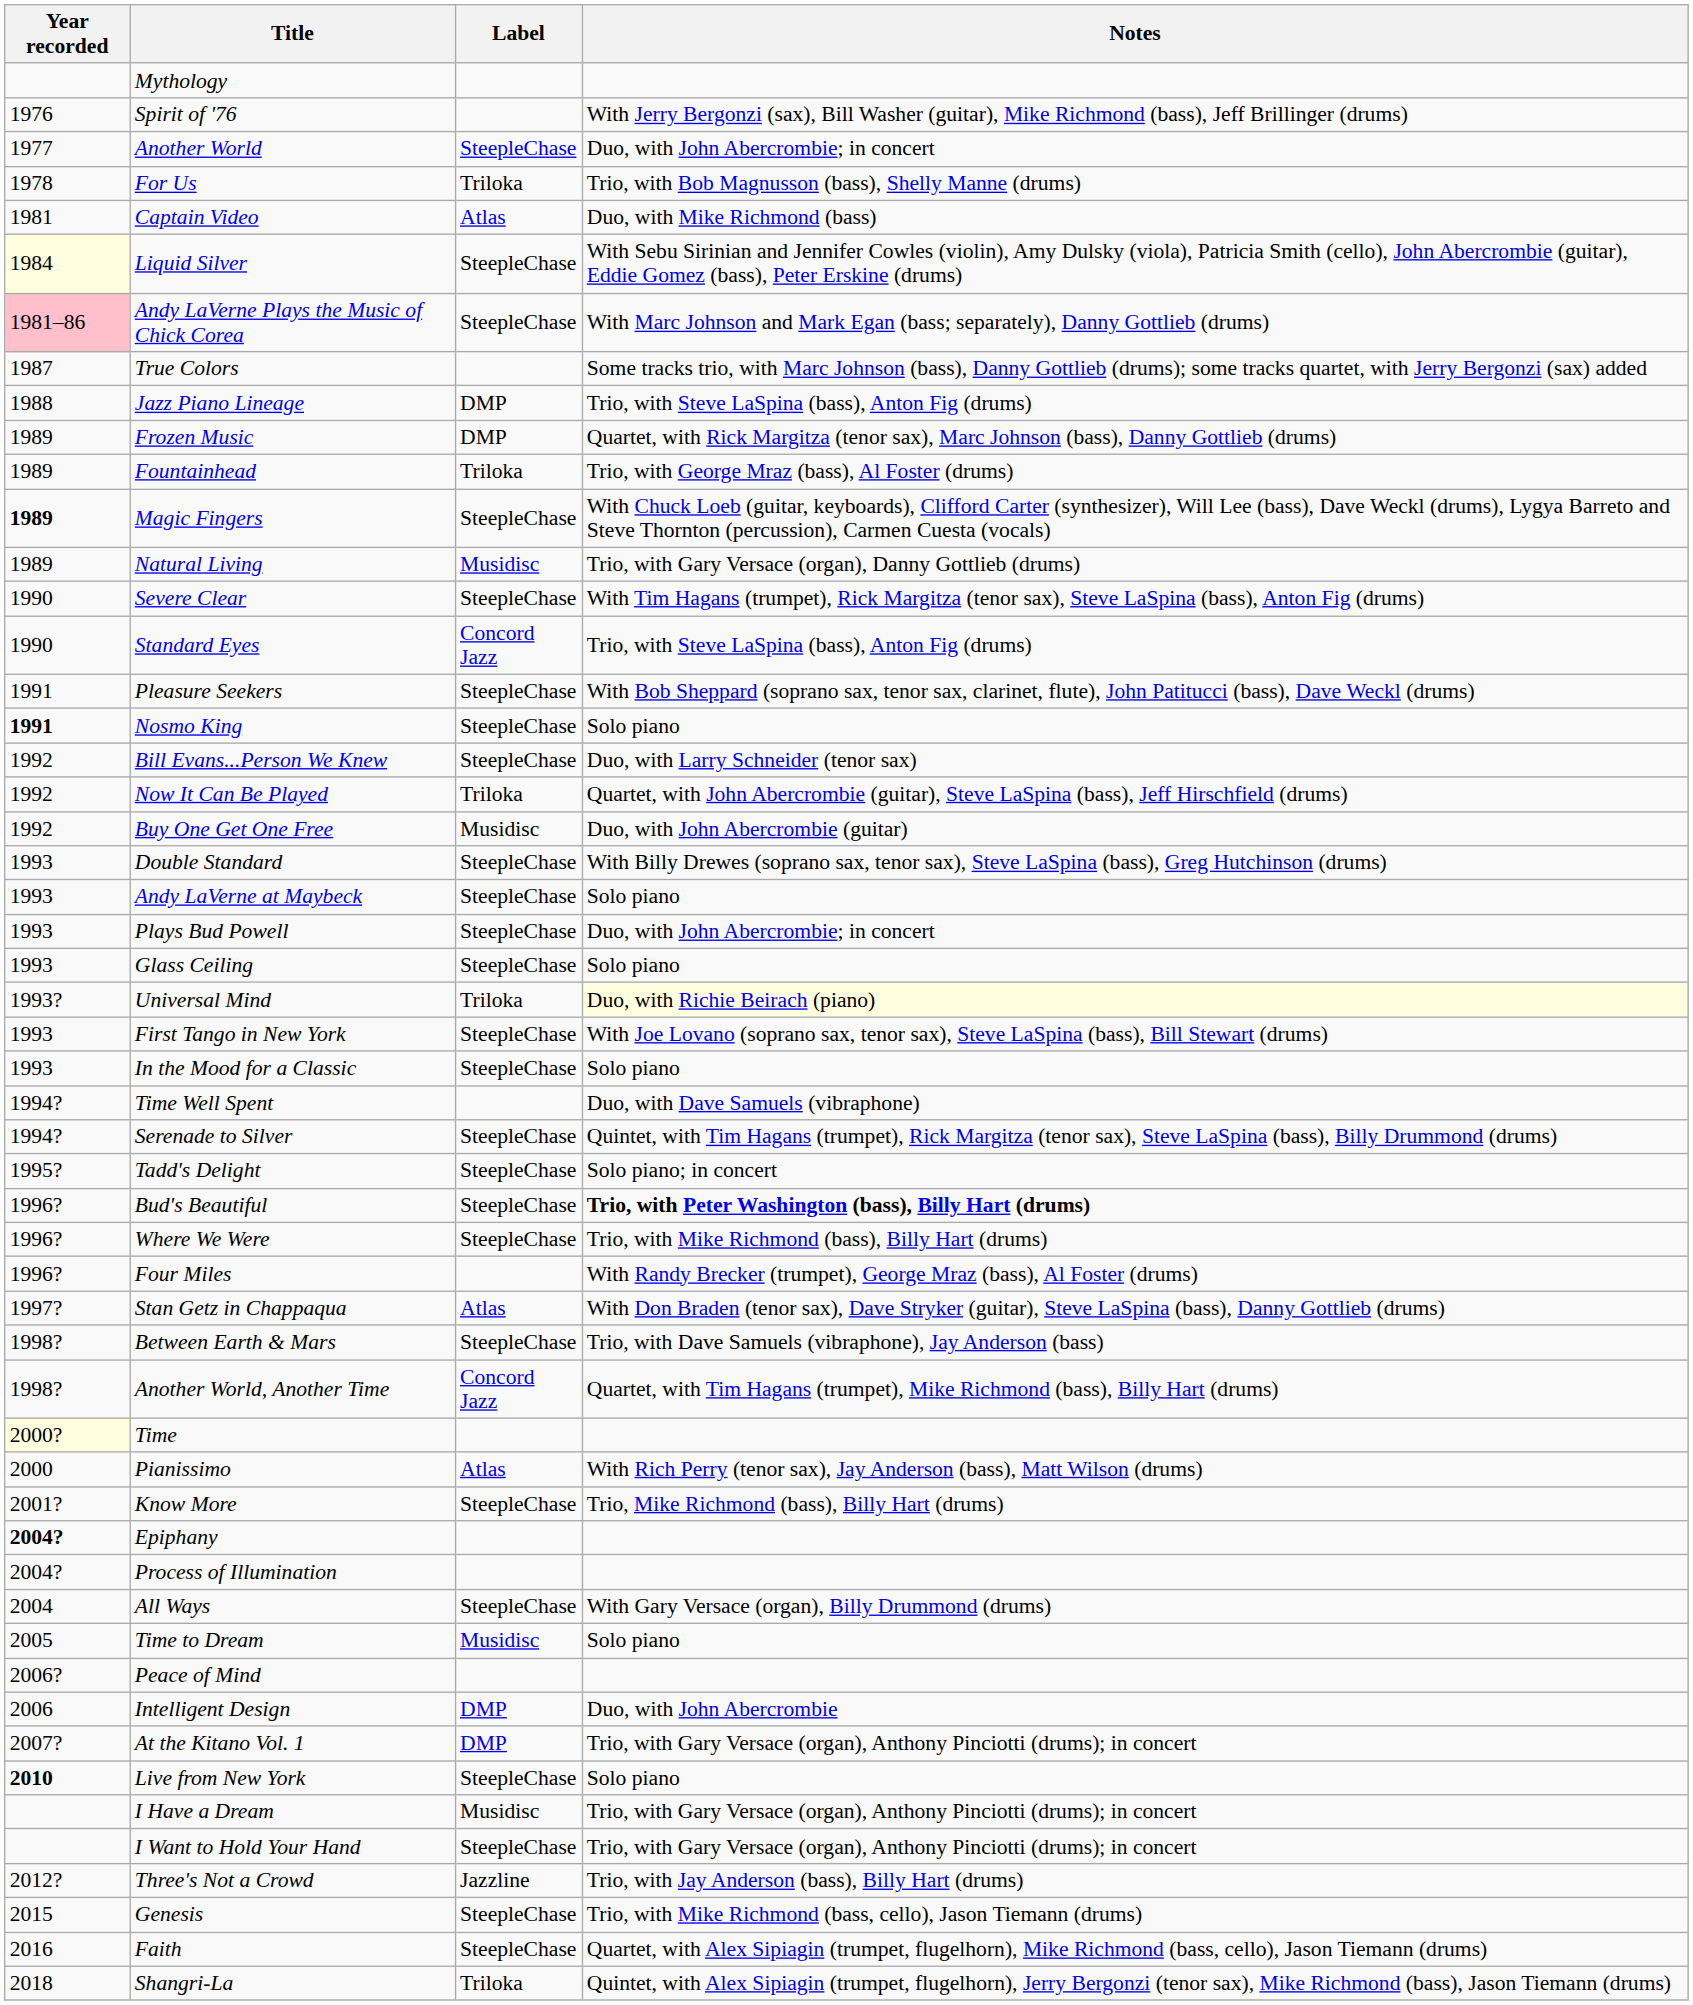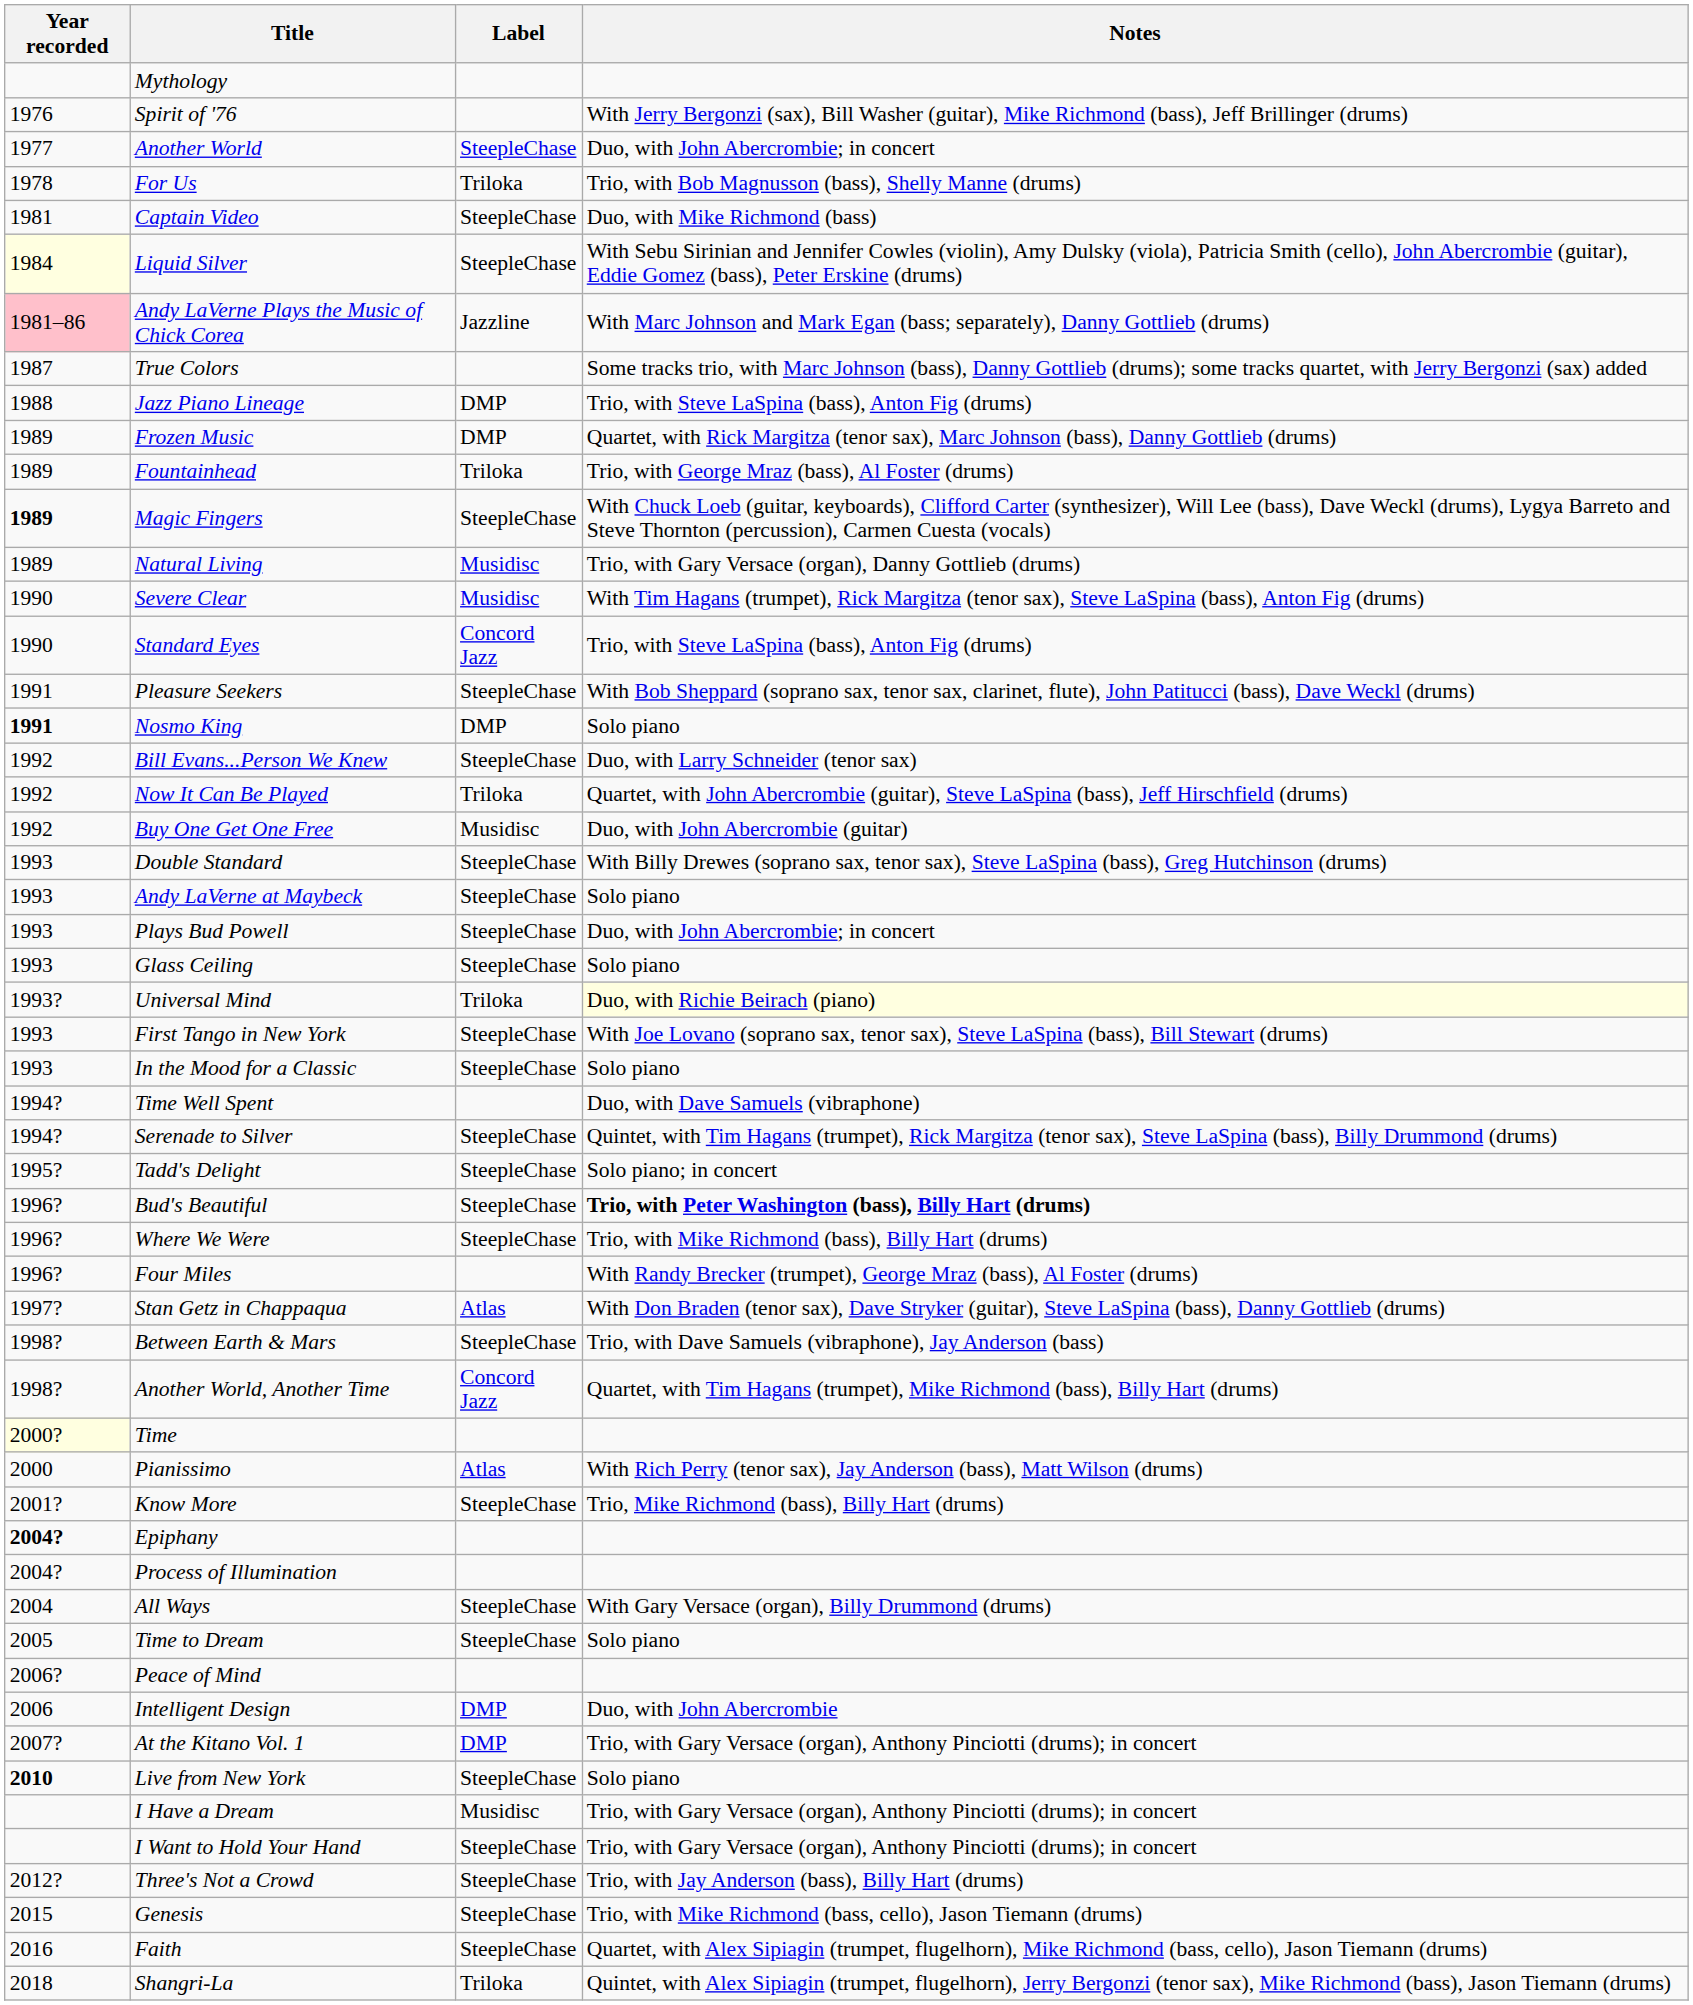(483, 217) Atlas -> (518, 217) SteepleChase
(518, 322) SteepleChase -> (495, 322) Jazzline
(518, 598) SteepleChase -> (500, 598) Musidisc
(518, 725) SteepleChase -> (483, 725) DMP
(500, 1640) Musidisc -> (518, 1640) SteepleChase
(495, 1880) Jazzline -> (518, 1880) SteepleChase
